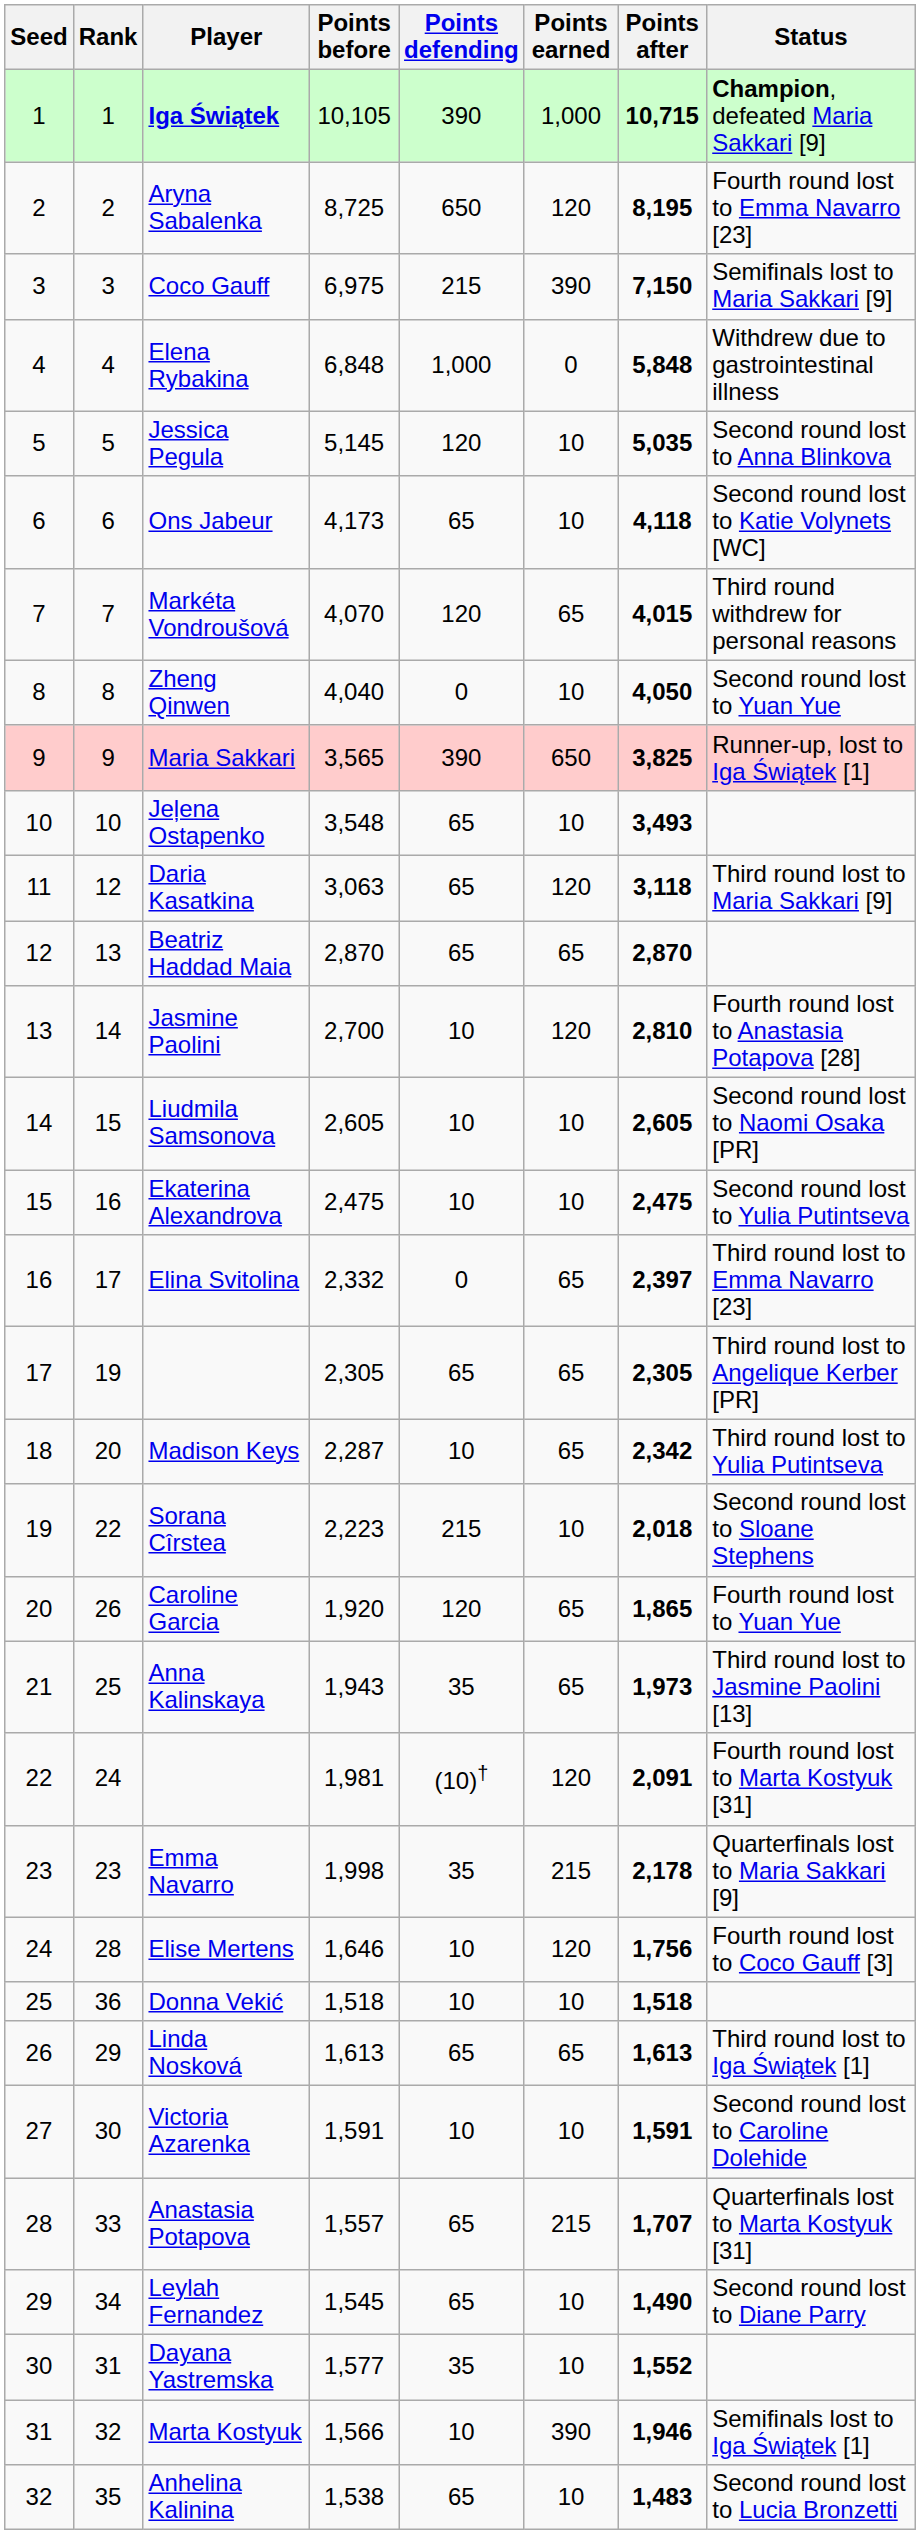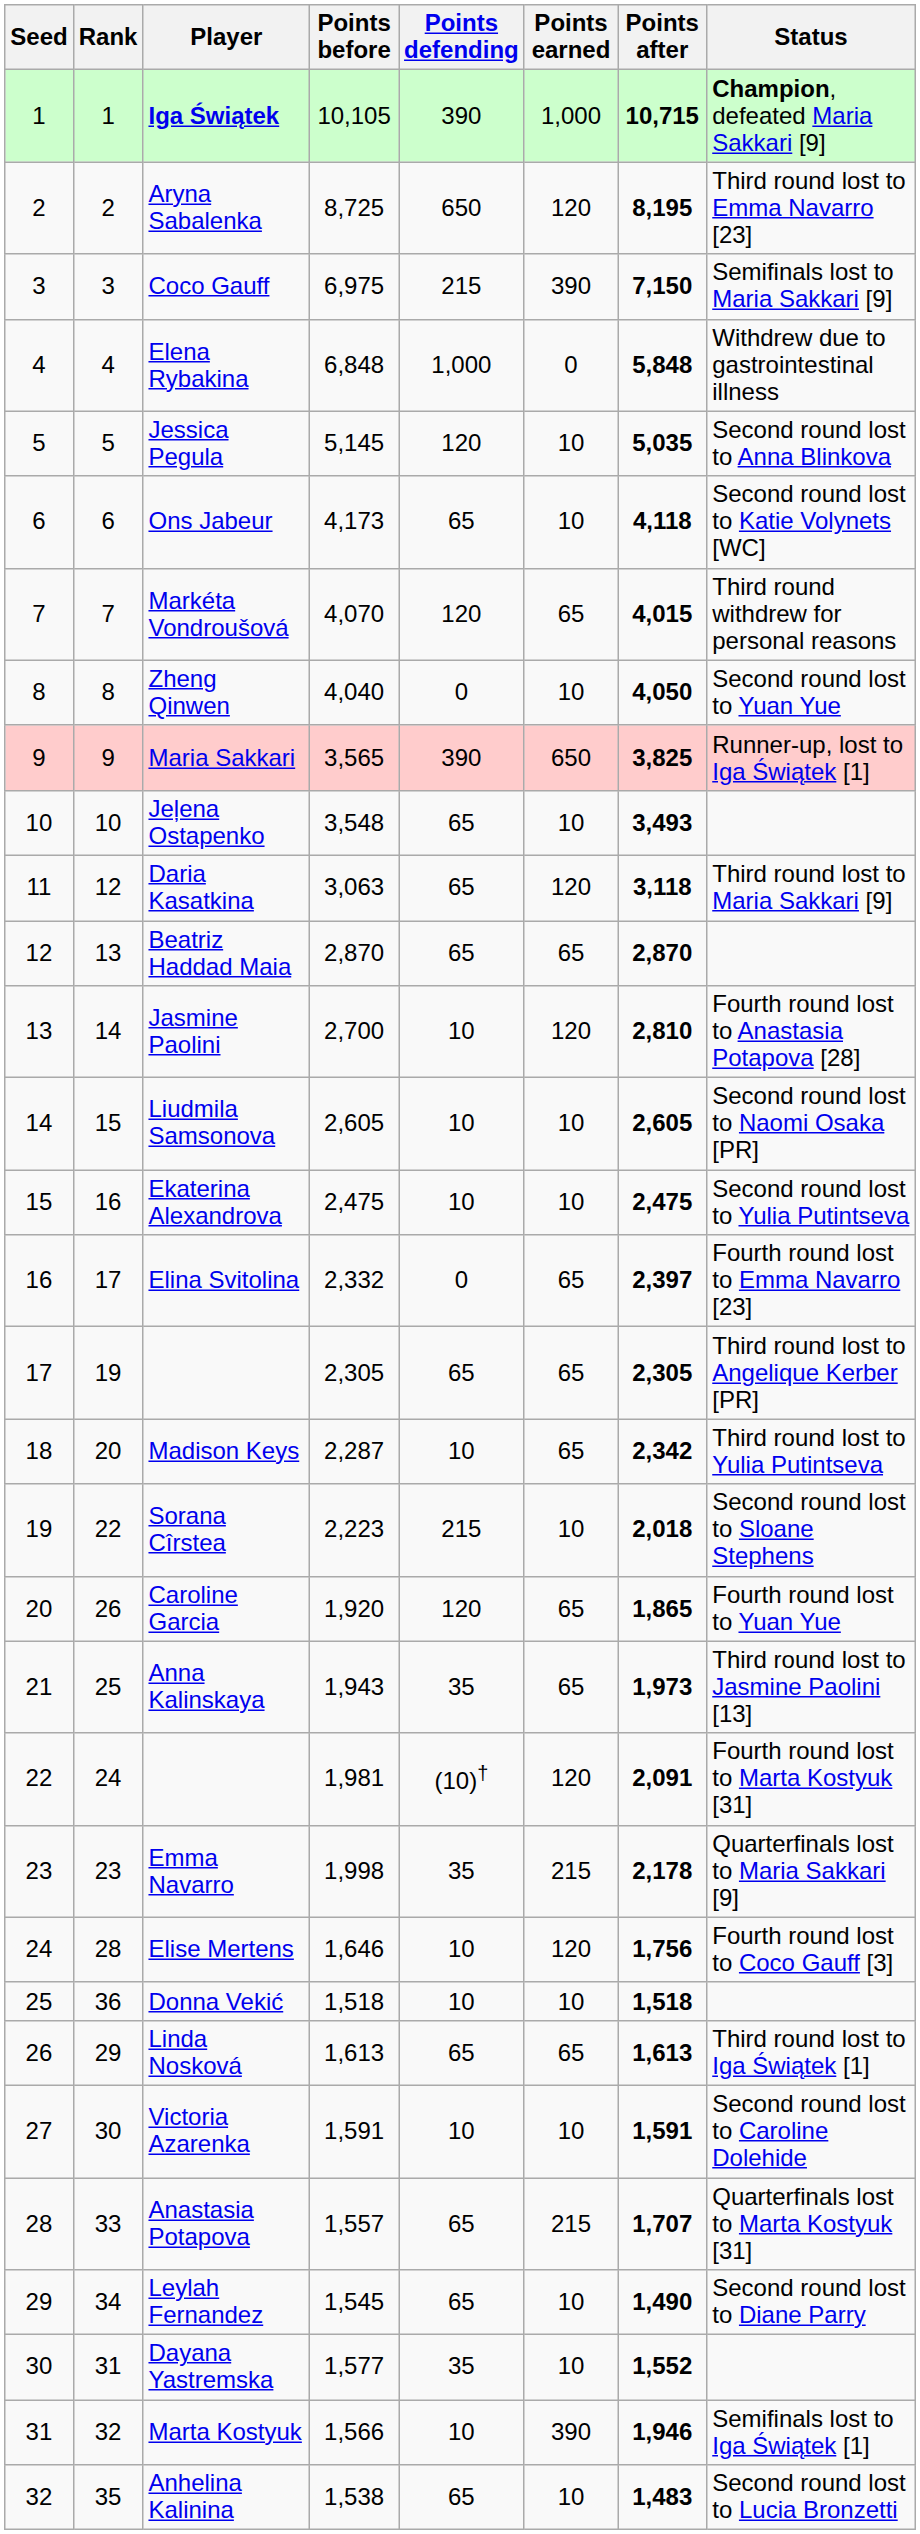(806, 207) Fourth round lost to Emma Navarro [23] -> (809, 207) Third round lost to Emma Navarro [23]
(809, 1280) Third round lost to Emma Navarro [23] -> (806, 1280) Fourth round lost to Emma Navarro [23]
